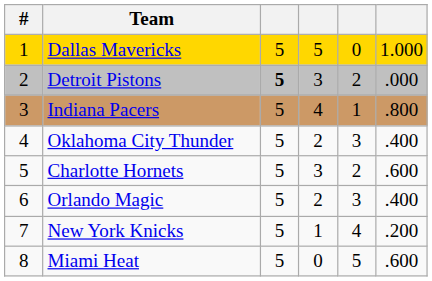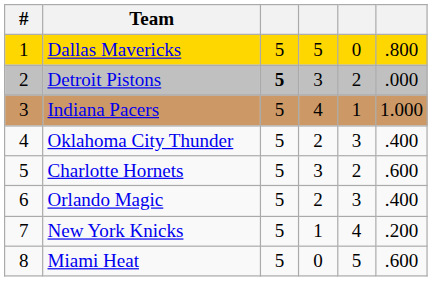(402, 49) 1.000 -> (402, 49) .800
(402, 110) .800 -> (402, 110) 1.000
